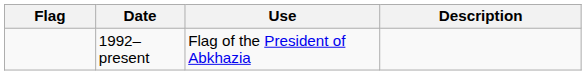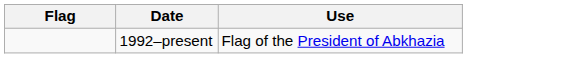- column: (481, 16)
